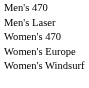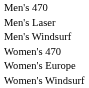+ row: (38, 37)
